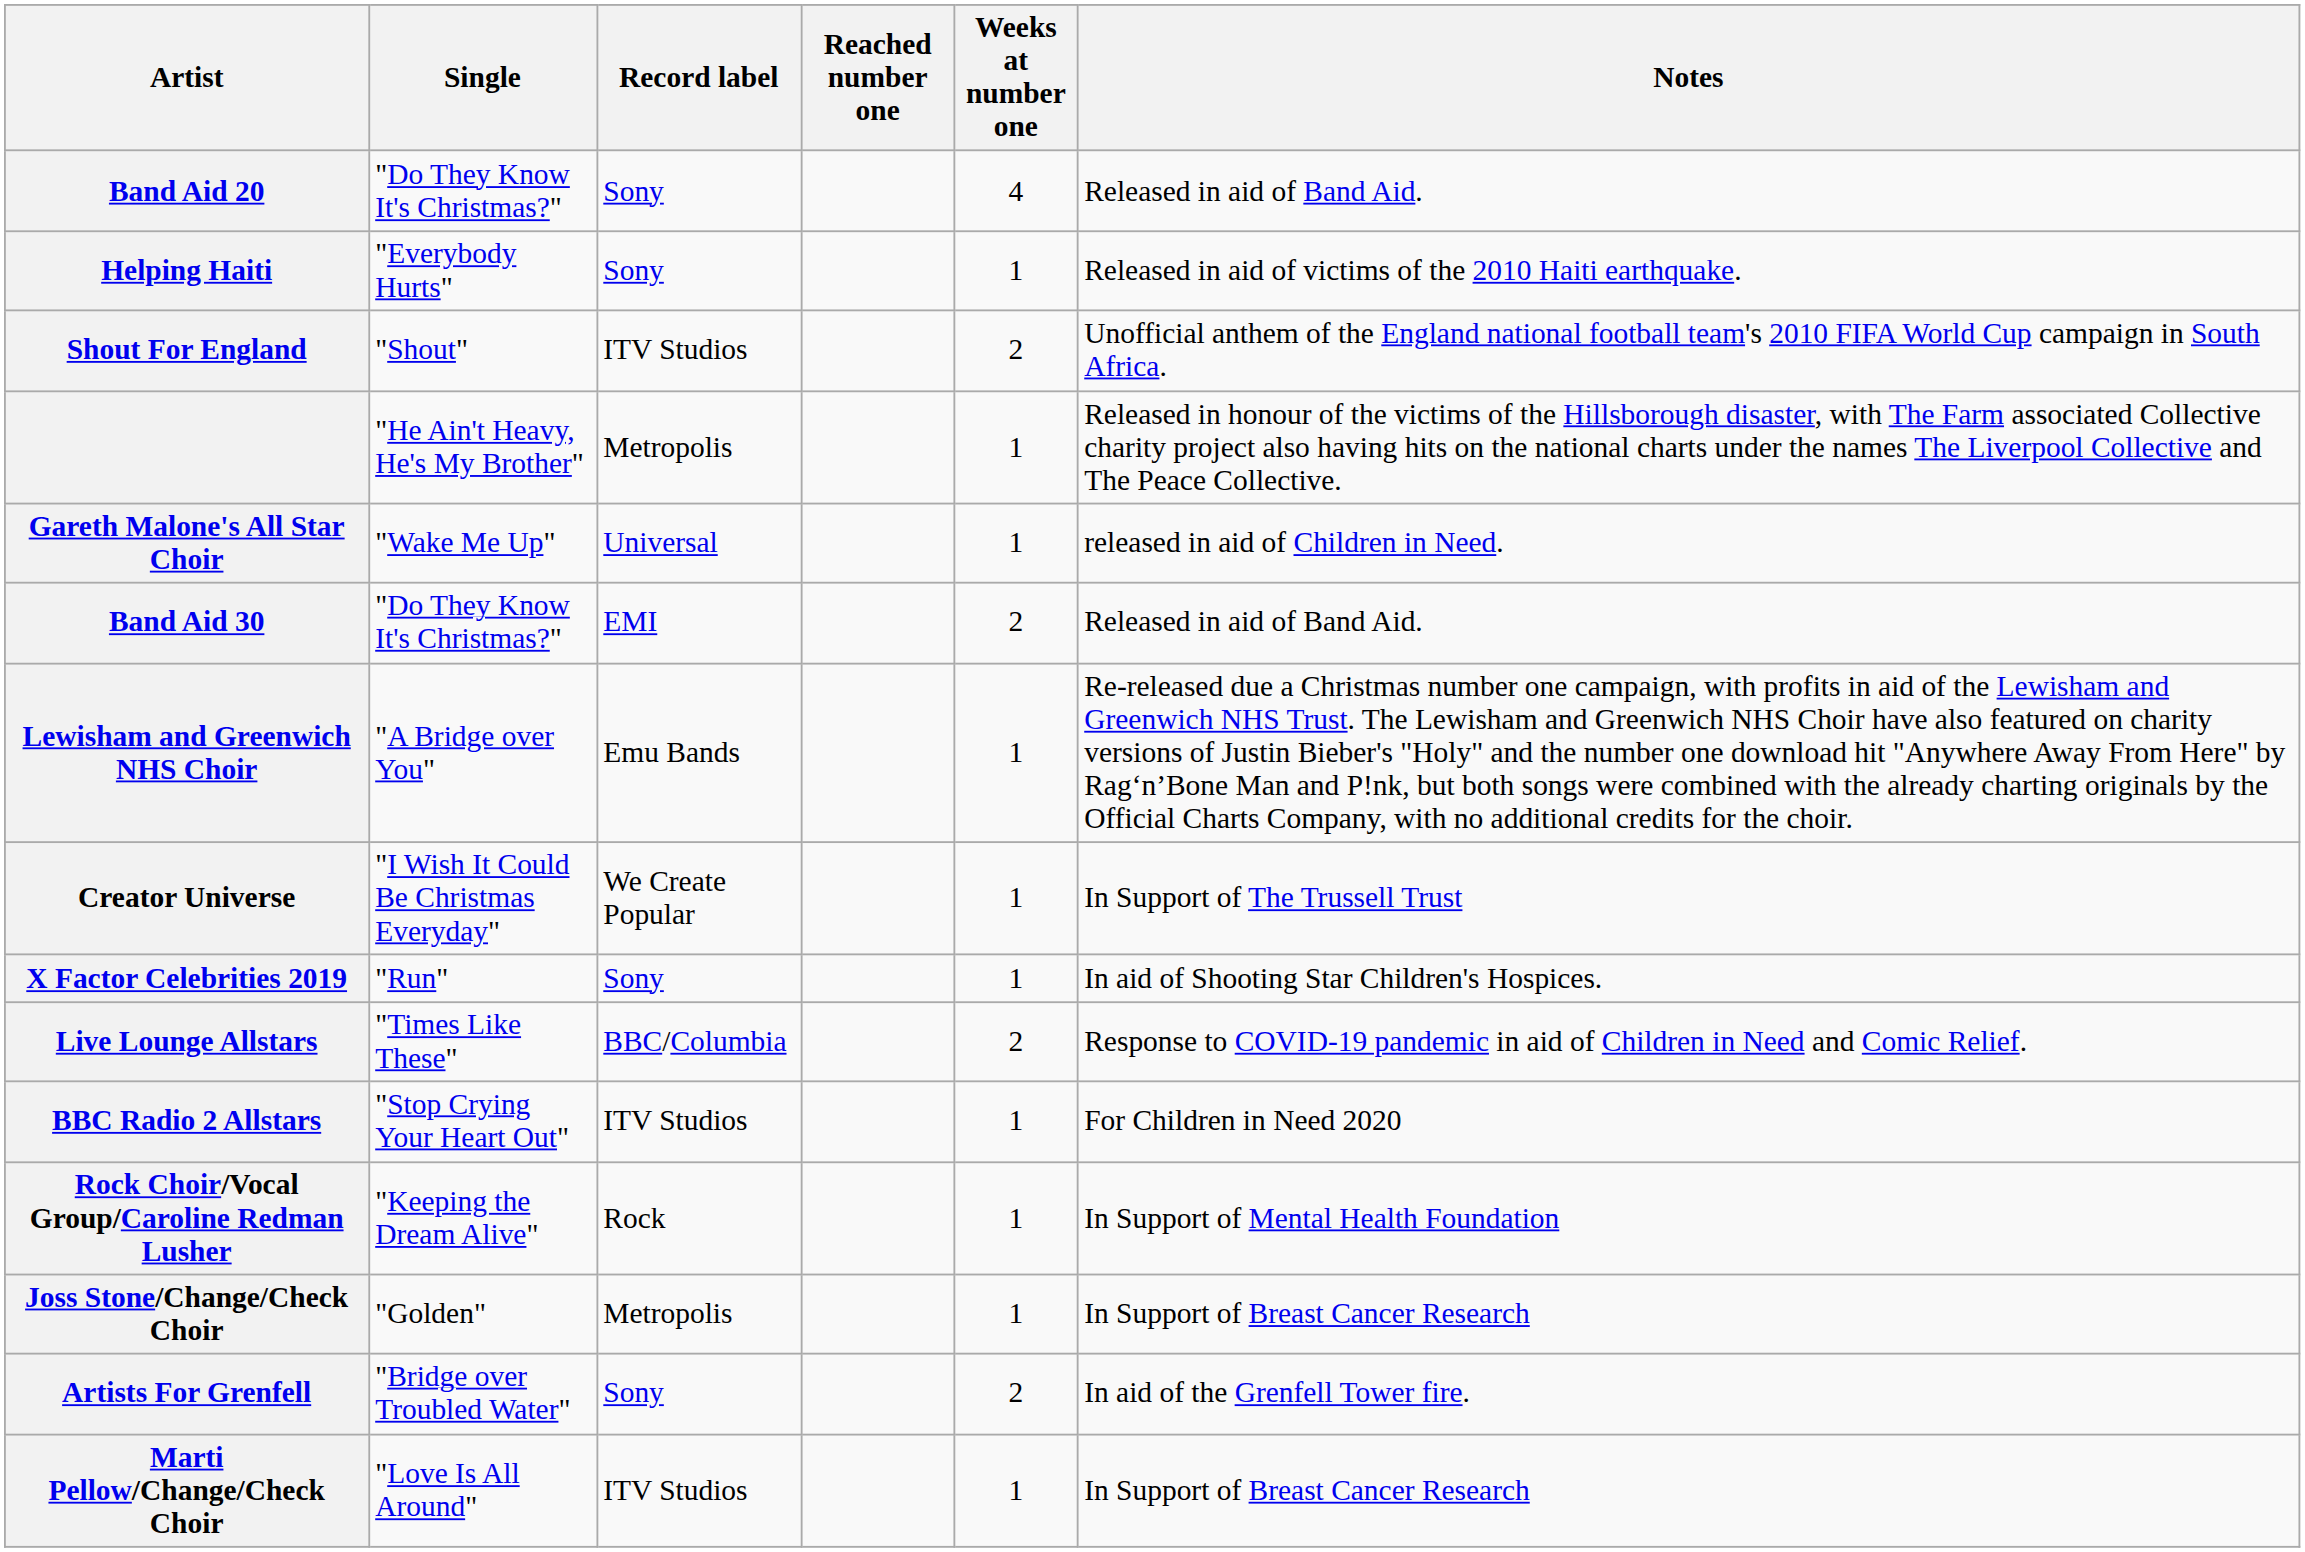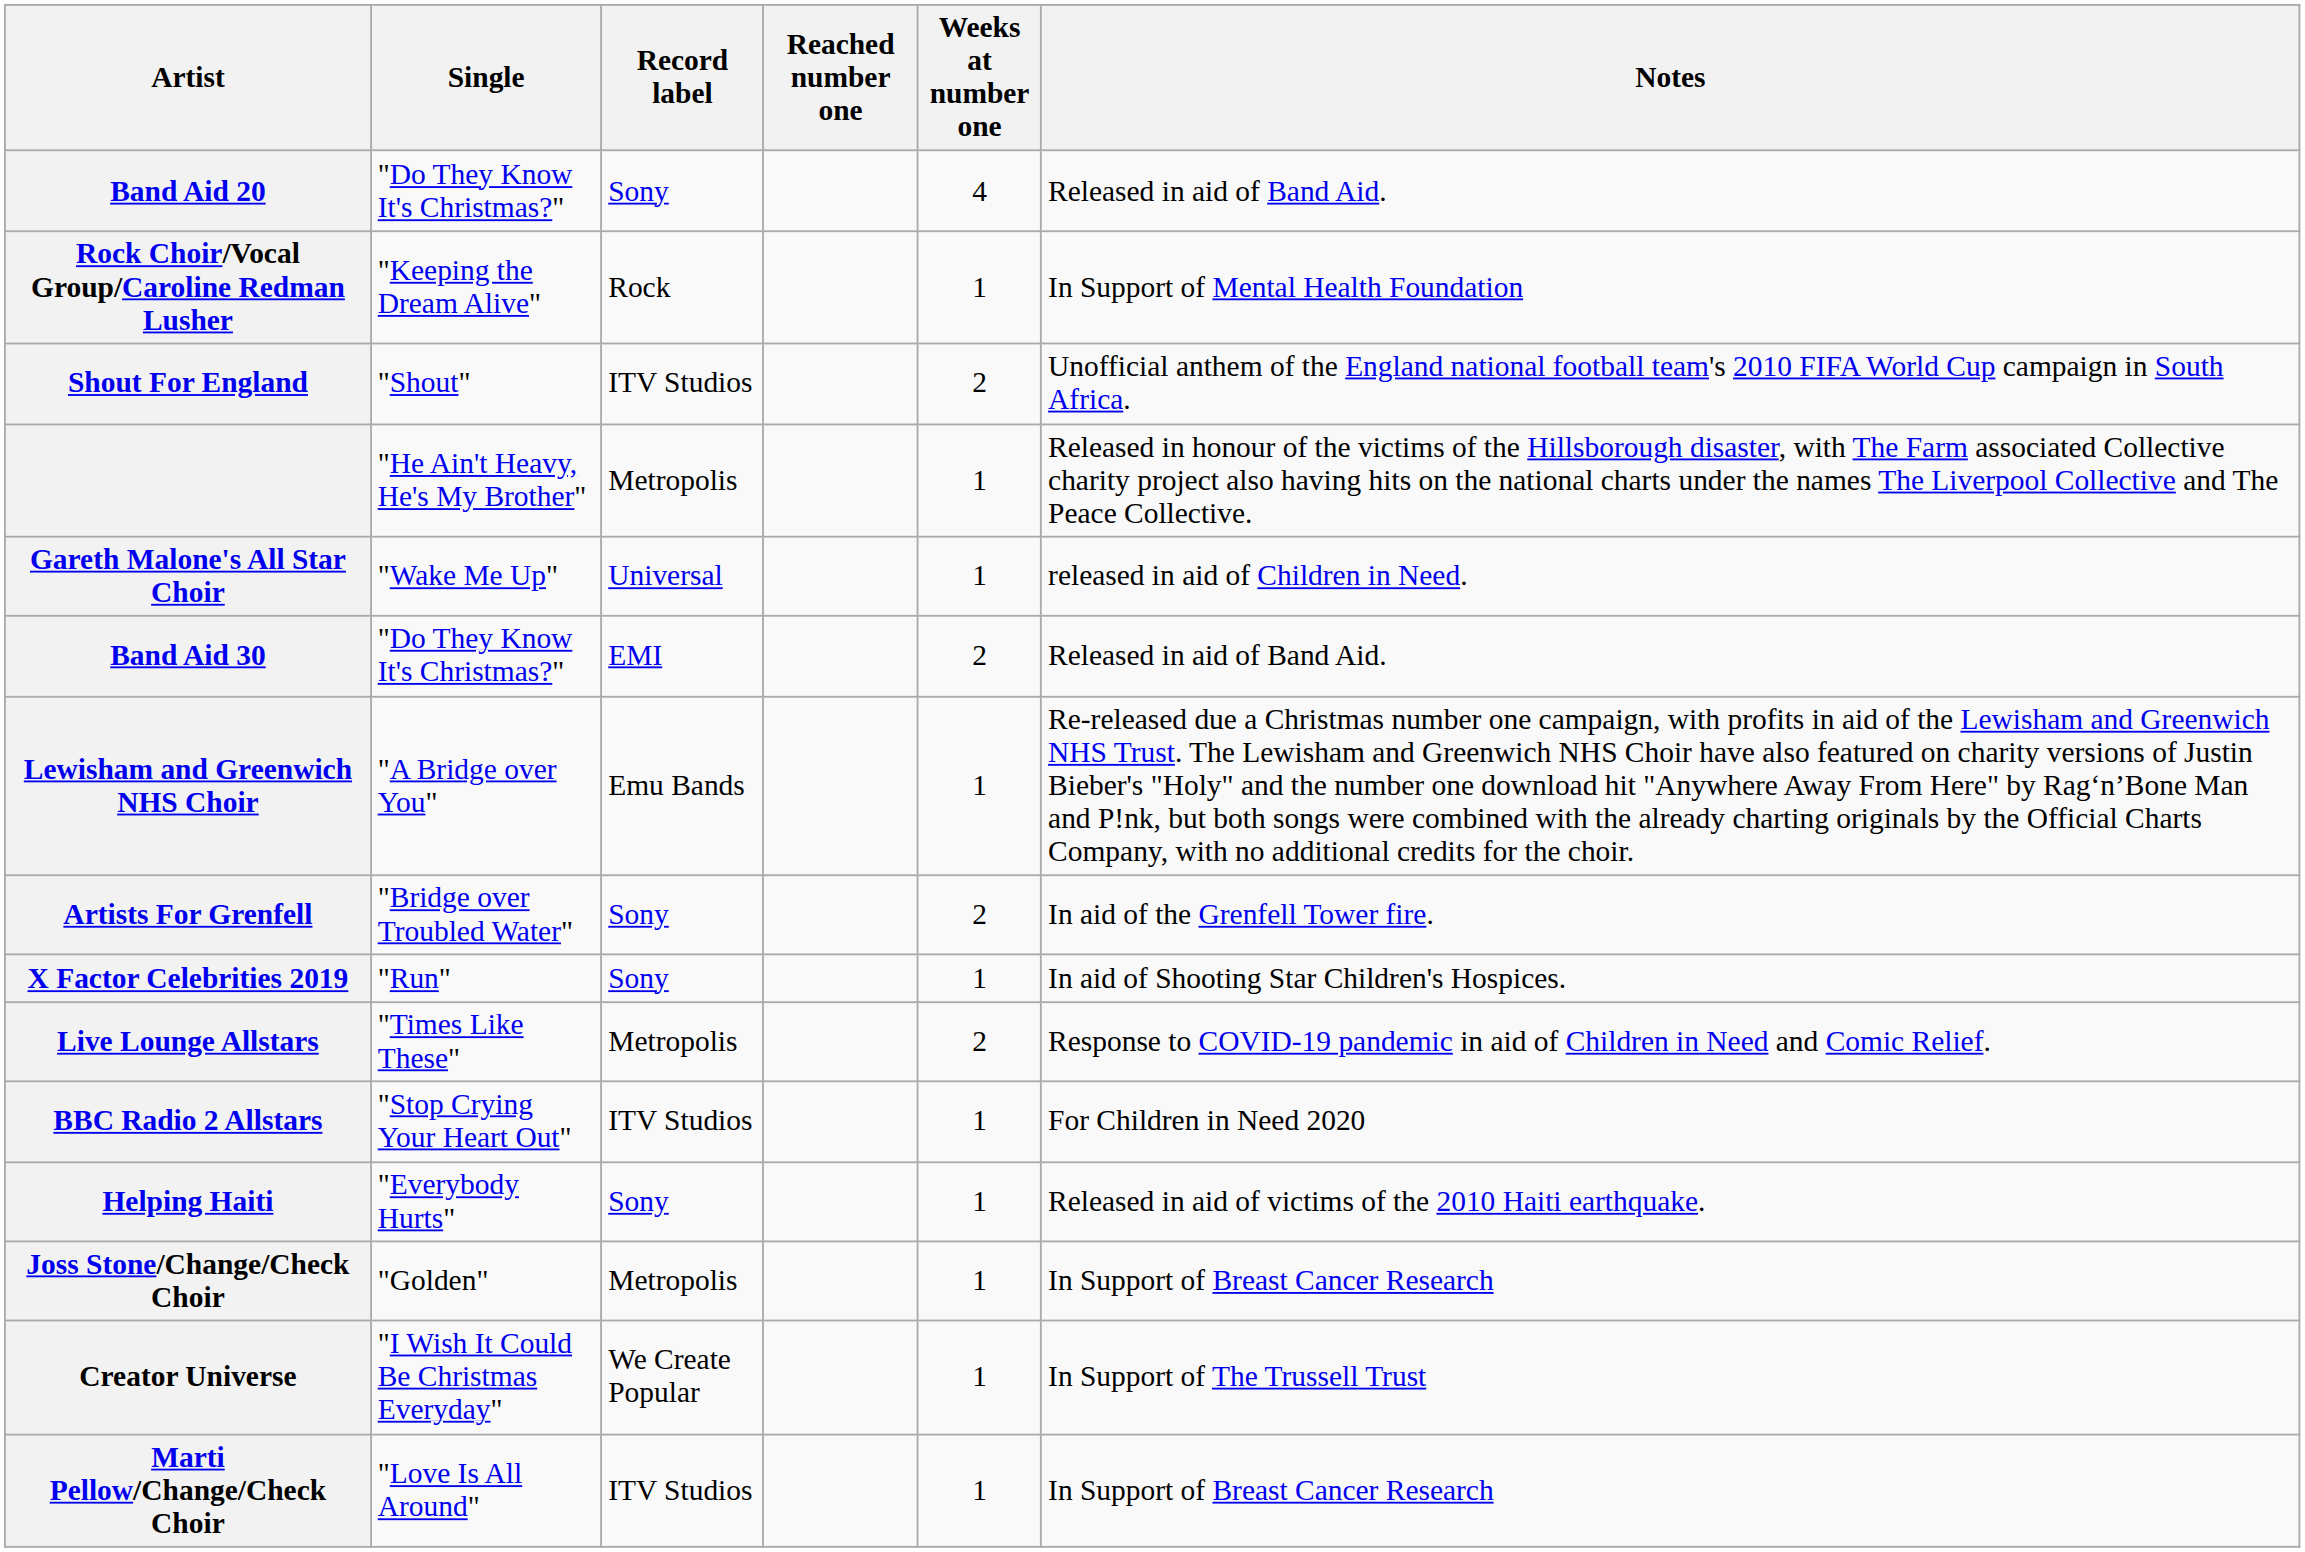rows swapped: (187, 270) <-> (187, 1217)
rows swapped: (187, 1393) <-> (187, 898)
(695, 1041) BBC/Columbia -> (673, 1041) Metropolis
